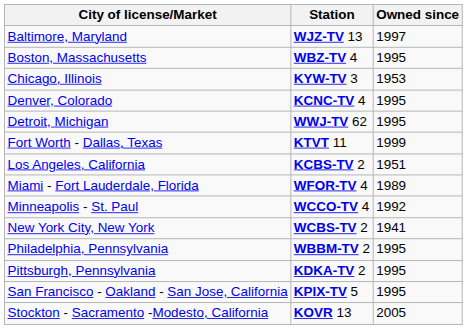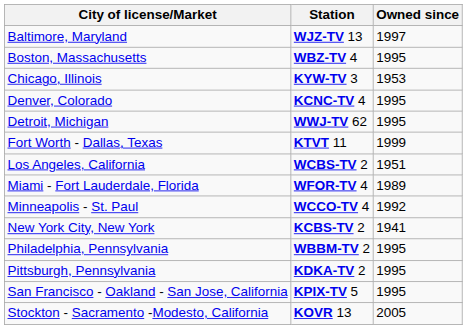(329, 164) KCBS-TV 2 -> (331, 164) WCBS-TV 2
(331, 228) WCBS-TV 2 -> (329, 228) KCBS-TV 2
